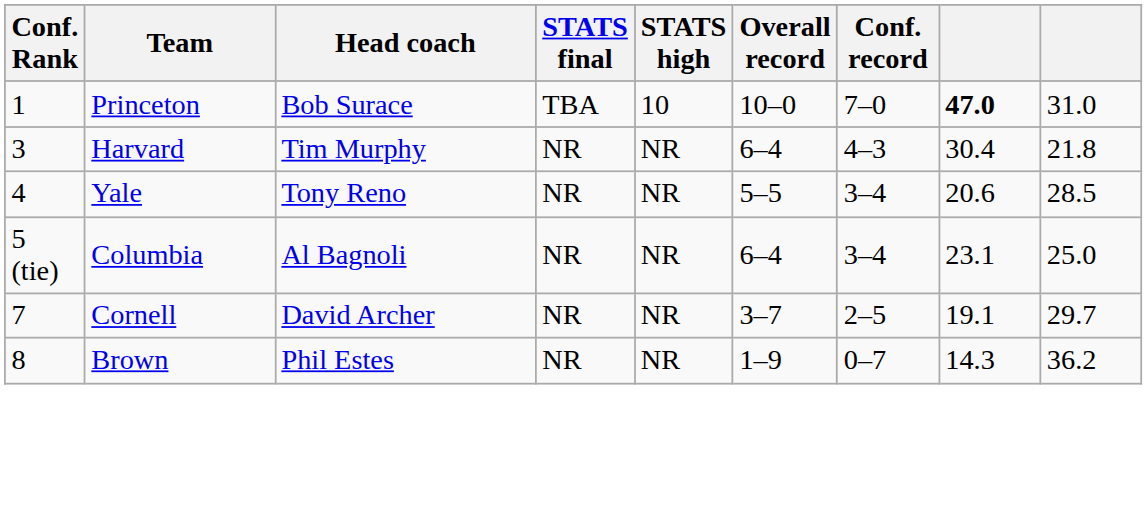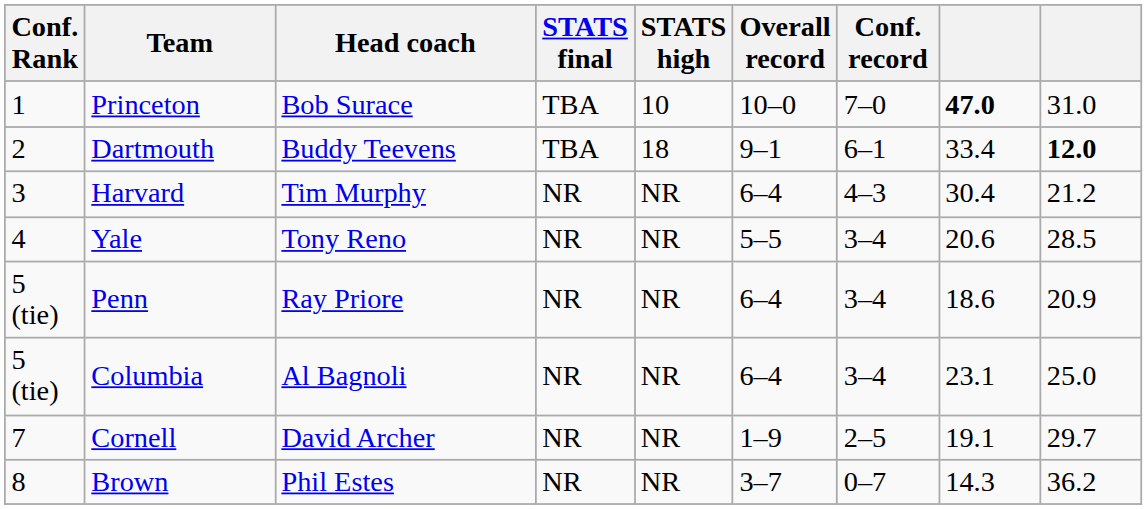+ row: (153, 148)
(1072, 148) 21.8 -> (1072, 193) 21.2
+ row: (120, 299)
(761, 315) 3–7 -> (761, 436) 1–9
(761, 360) 1–9 -> (761, 481) 3–7
